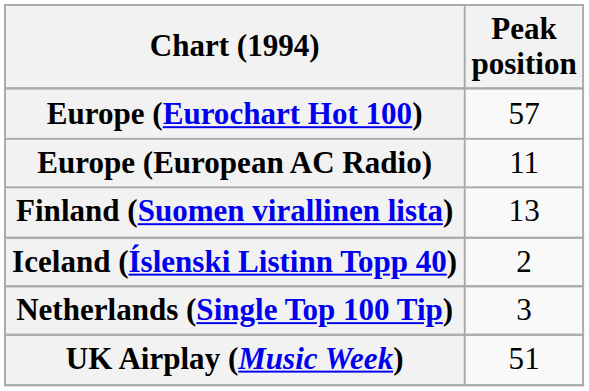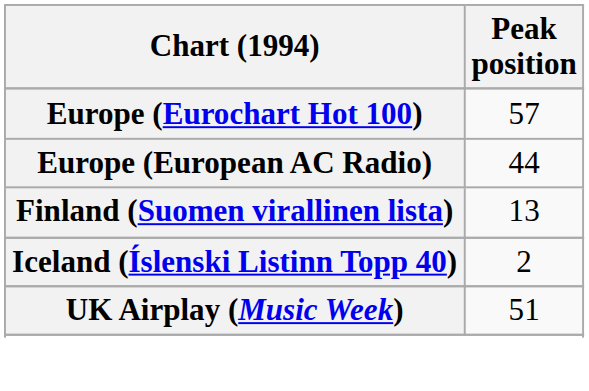(524, 162) 11 -> (524, 162) 44
- row: (235, 310)
